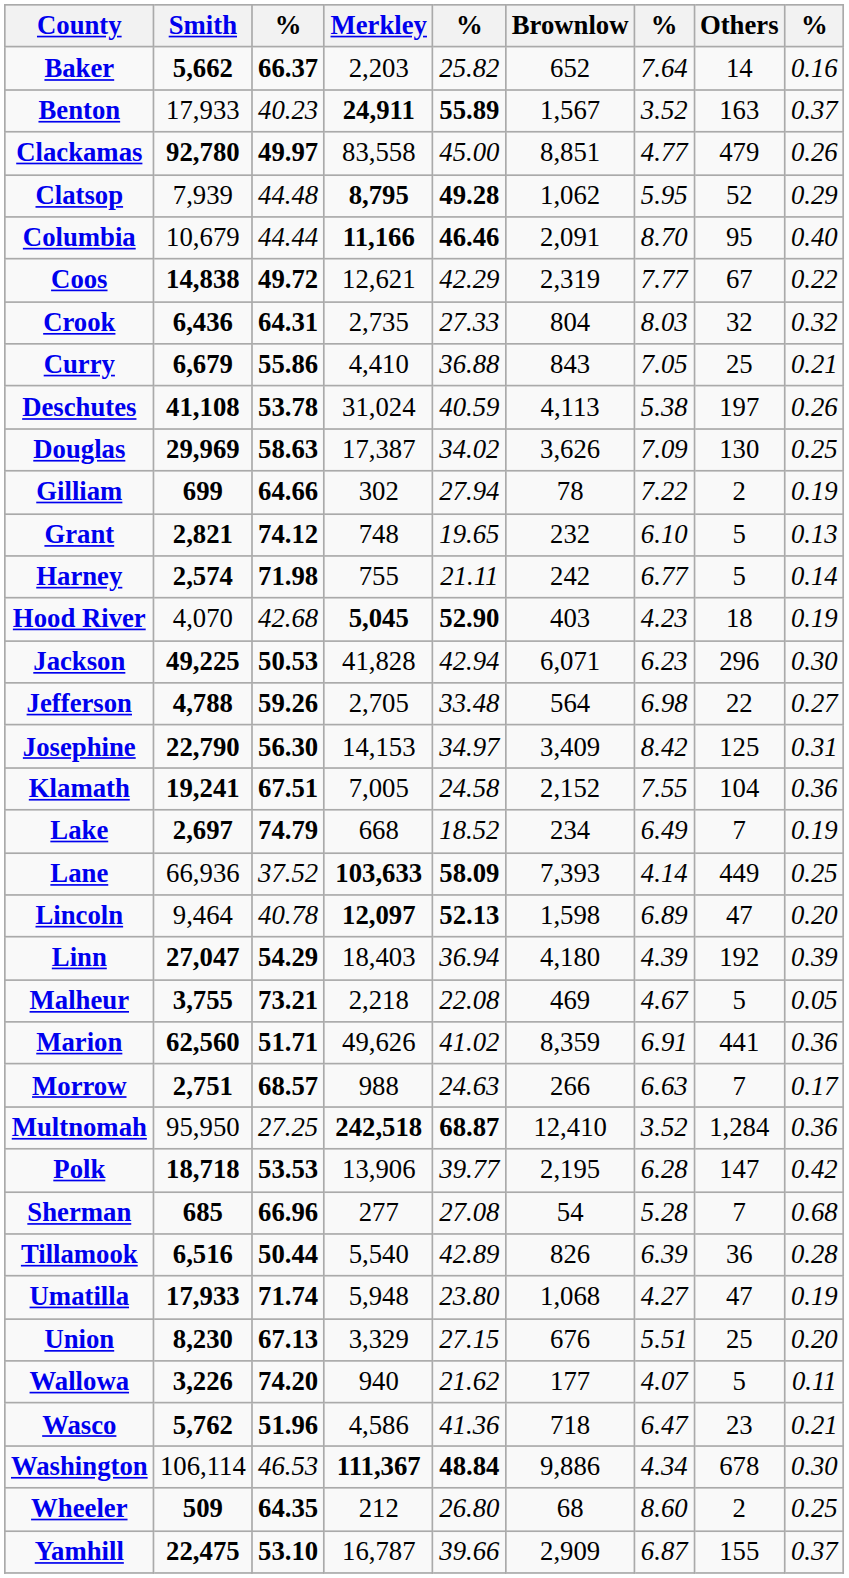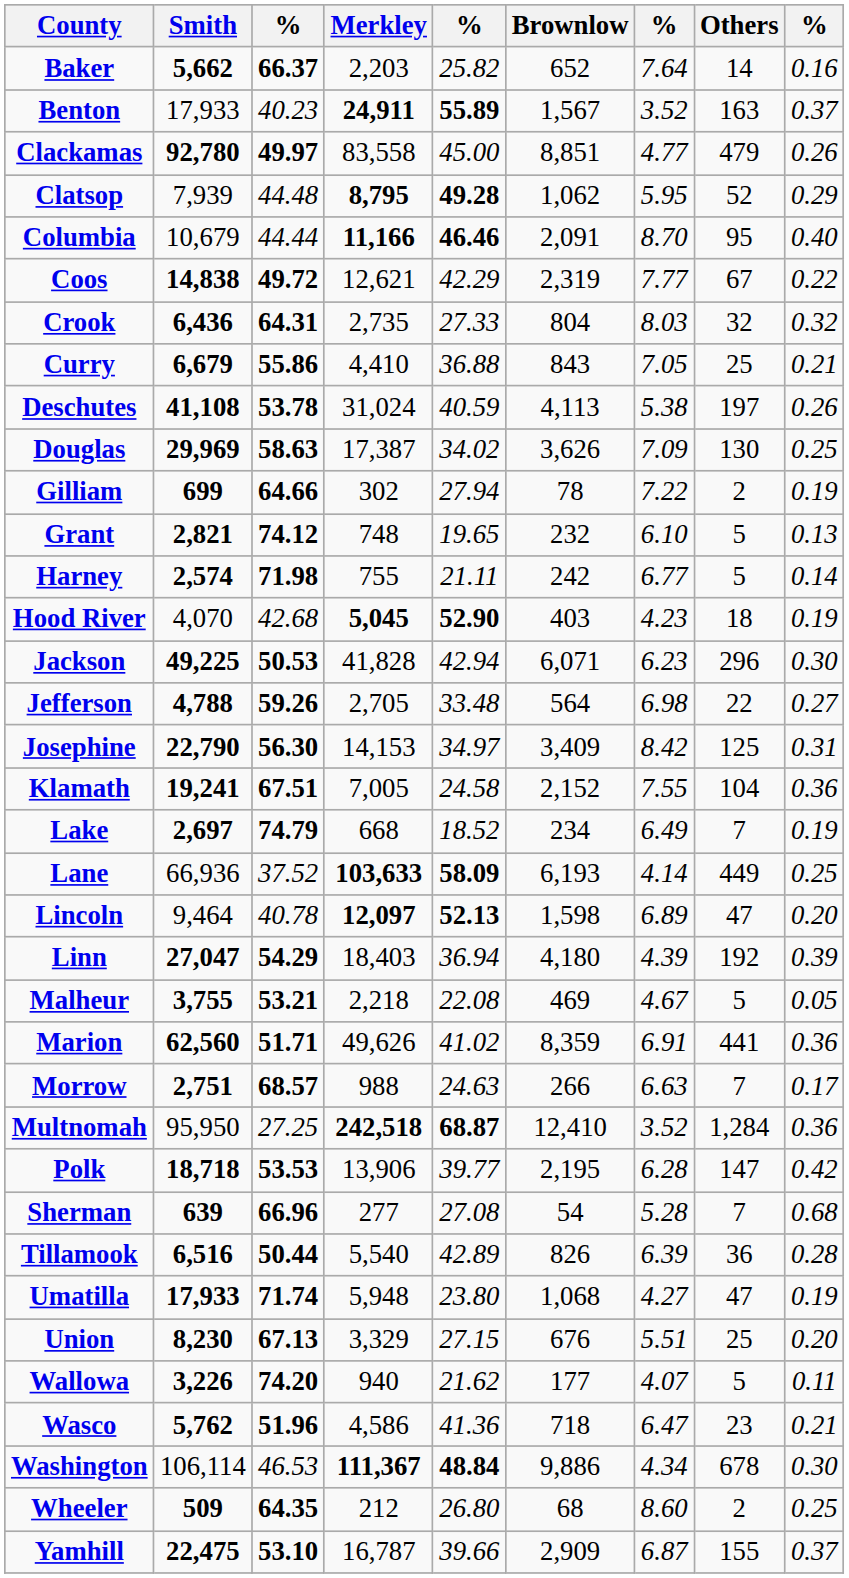(570, 873) 7,393 -> (570, 873) 6,193
(288, 1000) 73.21 -> (288, 1000) 53.21
(203, 1212) 685 -> (203, 1212) 639
